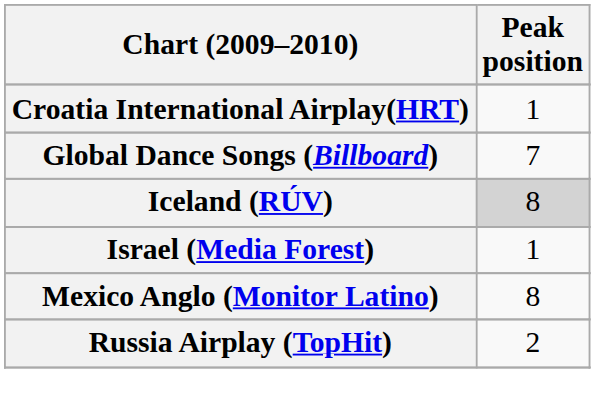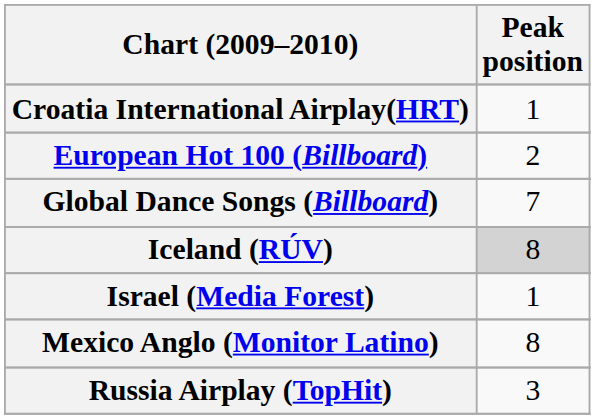+ row: (240, 155)
(533, 342) 2 -> (533, 389) 3
